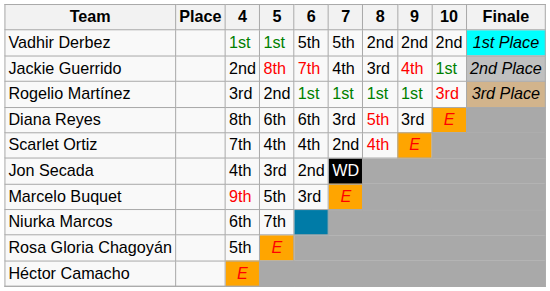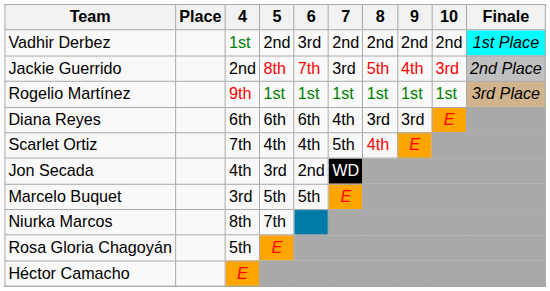(274, 42) 1st -> (277, 42) 2nd
(309, 42) 5th -> (310, 42) 3rd
(344, 42) 5th -> (346, 42) 2nd
(344, 68) 4th -> (344, 68) 3rd
(378, 68) 3rd -> (378, 68) 5th
(446, 68) 1st -> (447, 68) 3rd
(241, 94) 3rd -> (240, 94) 9th
(277, 94) 2nd -> (274, 94) 1st
(447, 94) 3rd -> (446, 94) 1st
(240, 119) 8th -> (240, 119) 6th
(344, 119) 3rd -> (344, 119) 4th
(378, 119) 5th -> (378, 119) 3rd
(346, 145) 2nd -> (344, 145) 5th
(240, 196) 9th -> (241, 196) 3rd
(310, 196) 3rd -> (309, 196) 5th
(240, 222) 6th -> (240, 222) 8th
